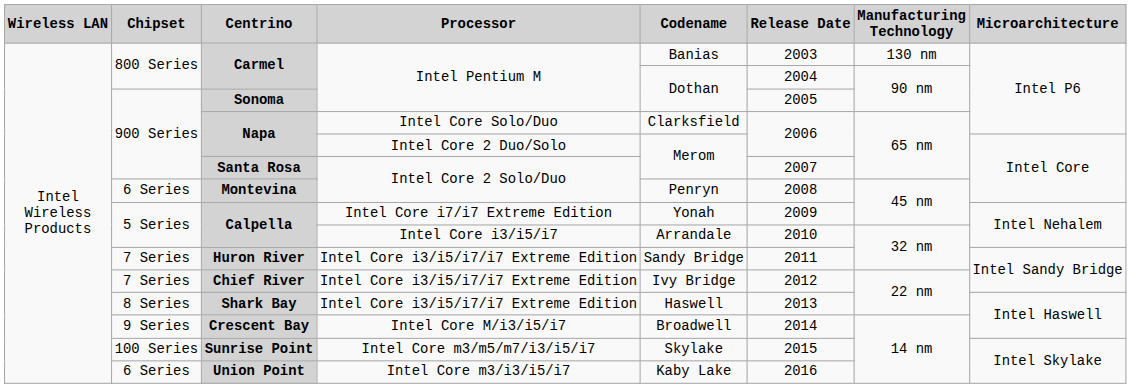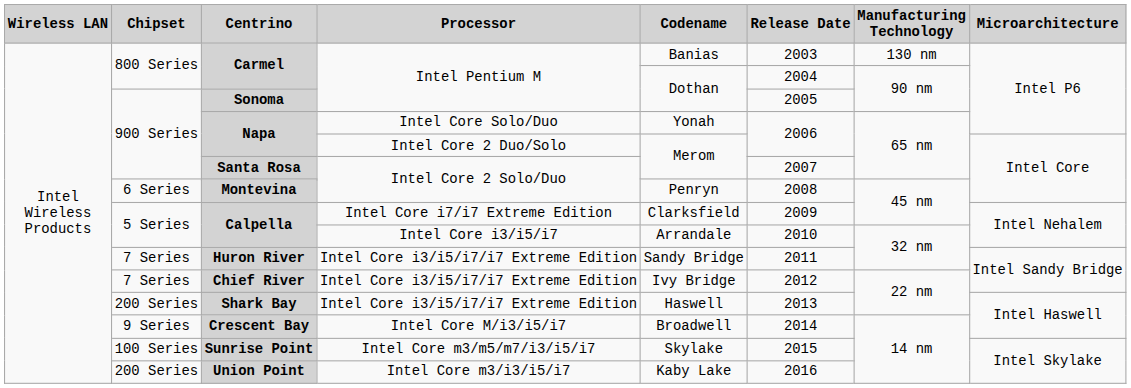(694, 123) Clarksfield -> (694, 123) Yonah
(694, 213) Yonah -> (694, 213) Clarksfield
(156, 304) 8 Series -> (156, 304) 200 Series
(156, 372) 6 Series -> (156, 372) 200 Series
